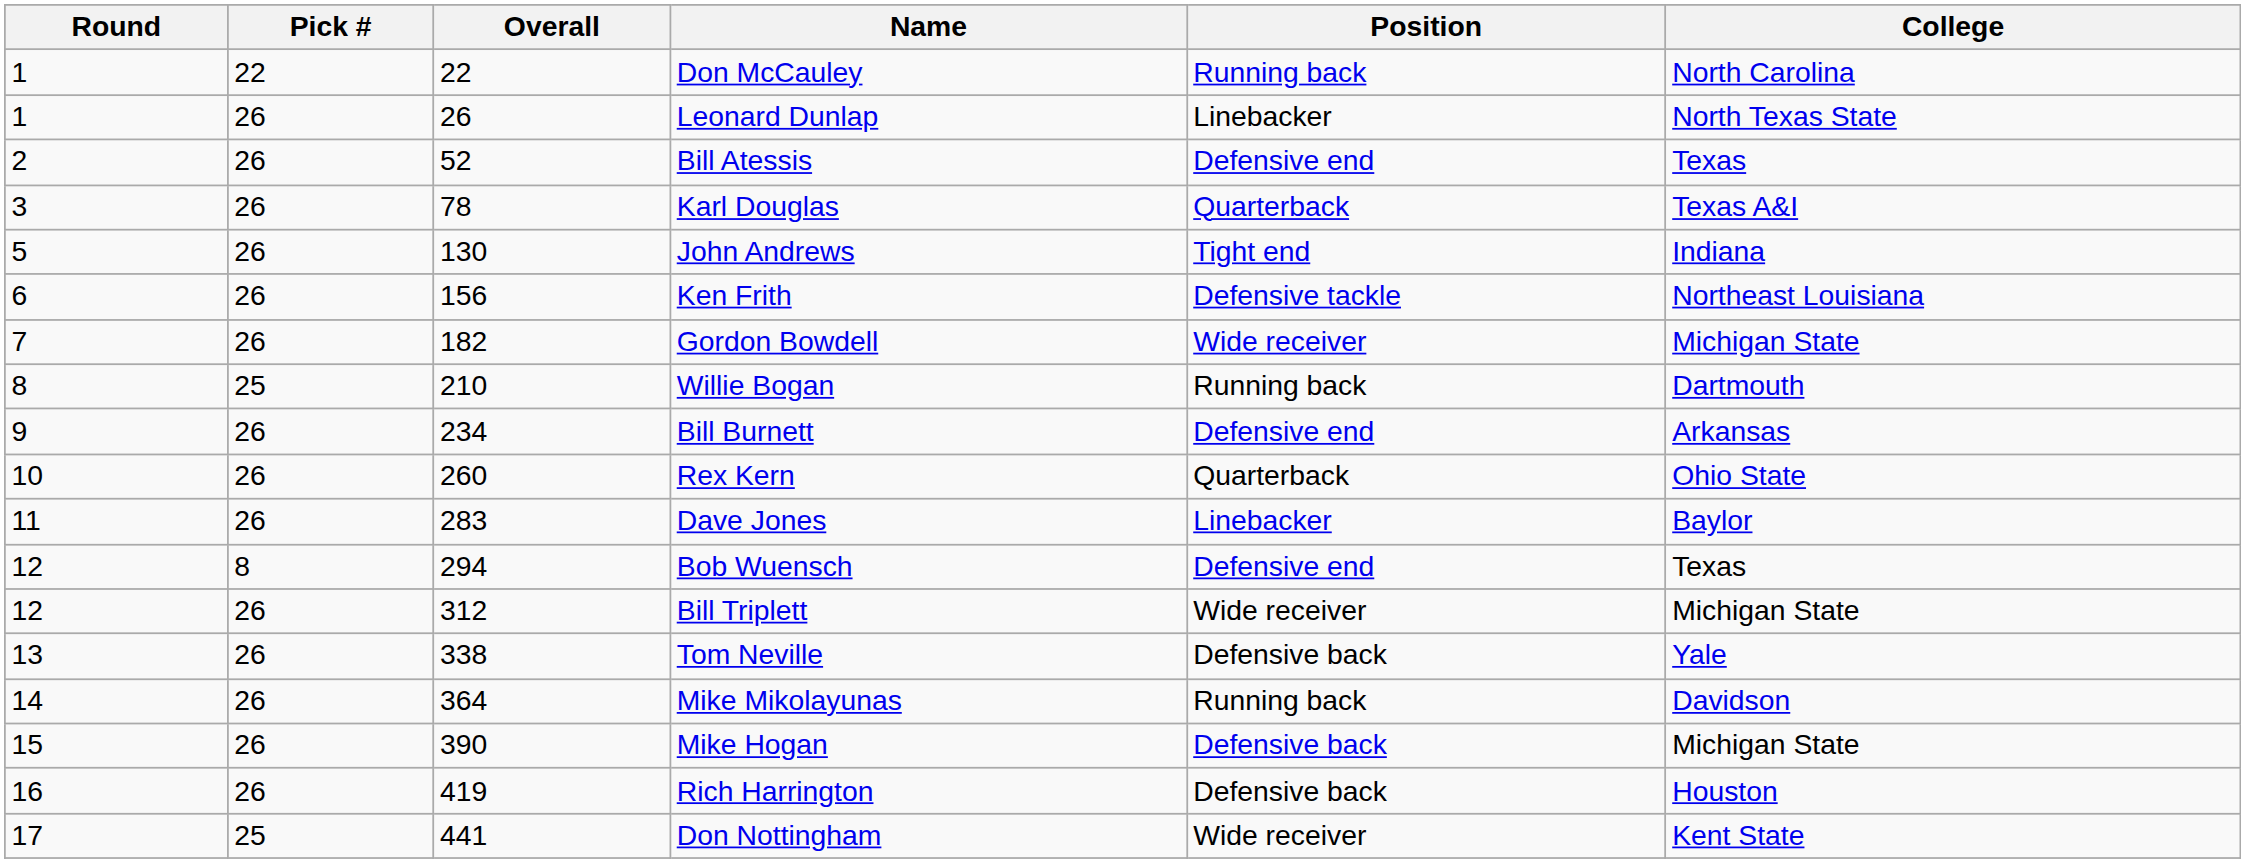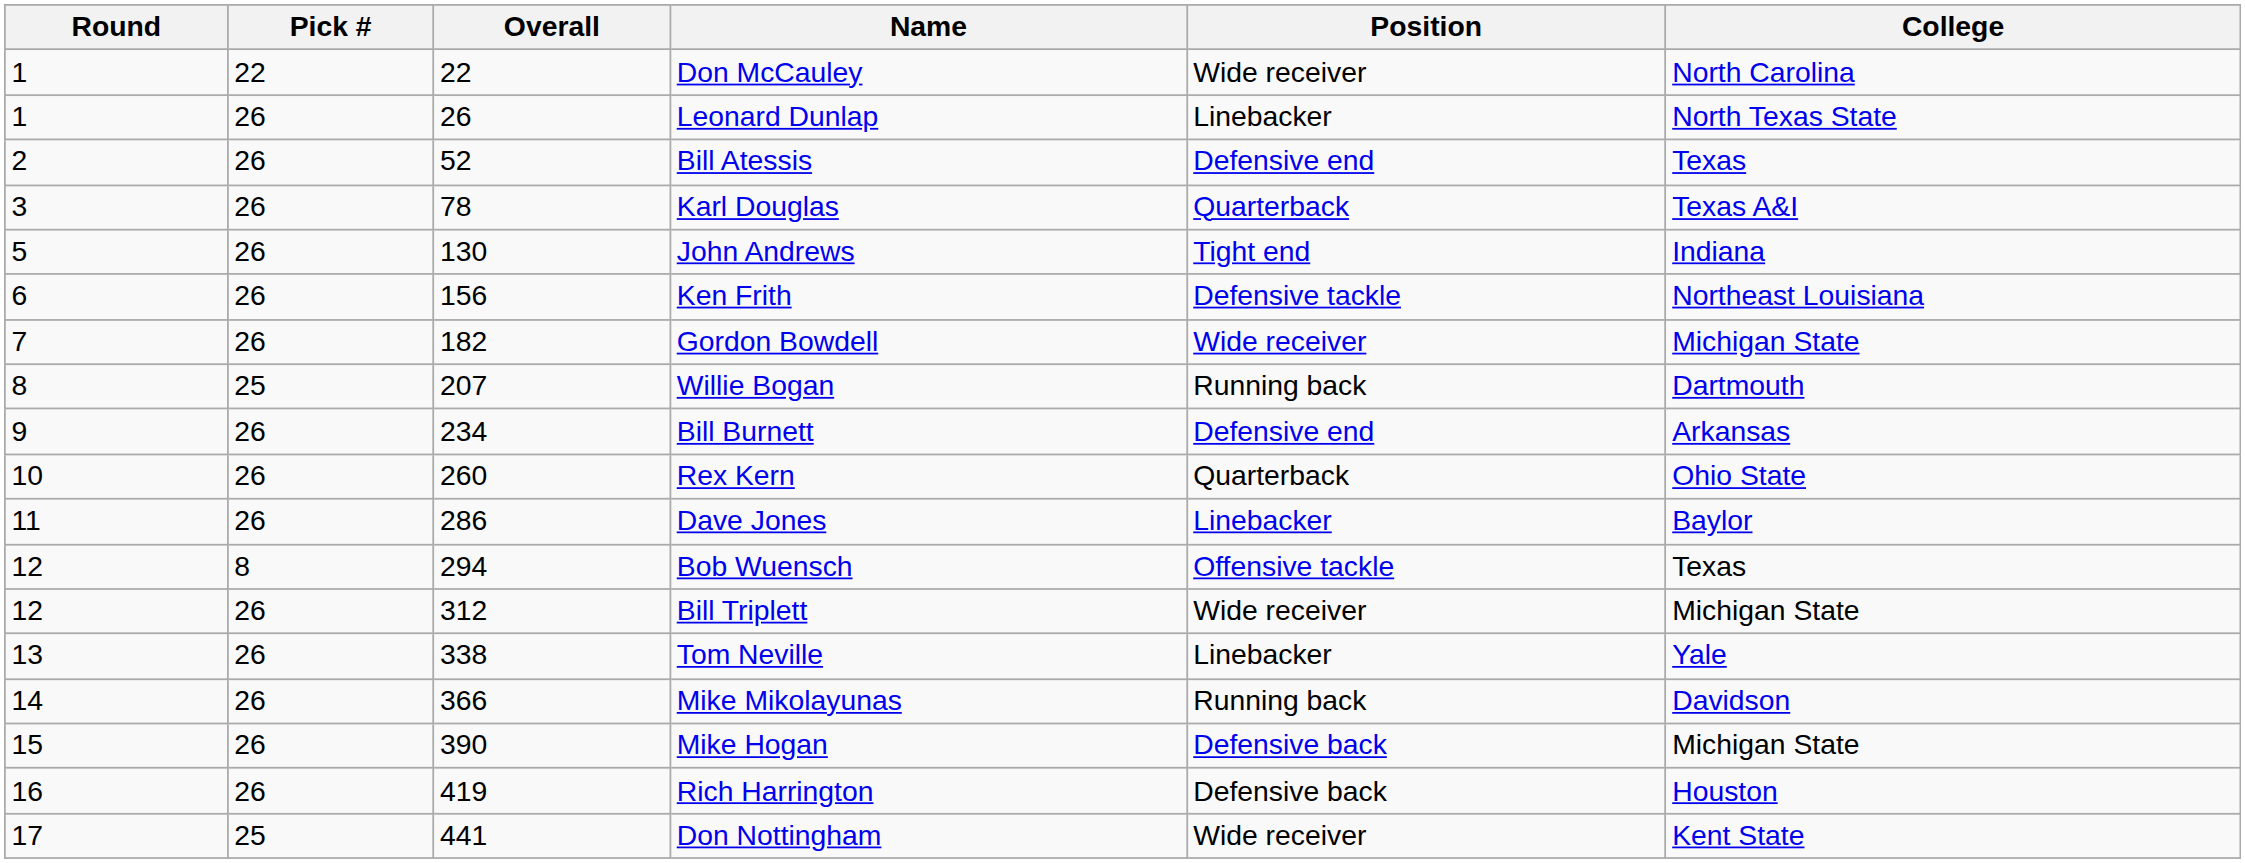(1280, 71) Running back -> (1280, 71) Wide receiver
(464, 386) 210 -> (464, 386) 207
(464, 521) 283 -> (464, 521) 286
(1284, 565) Defensive end -> (1294, 565) Offensive tackle
(1290, 655) Defensive back -> (1262, 655) Linebacker
(464, 700) 364 -> (464, 700) 366
